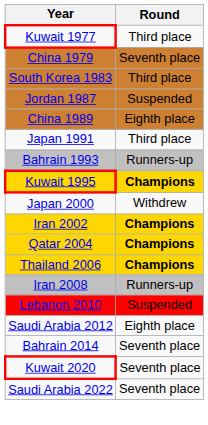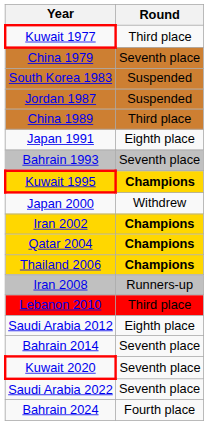(160, 78) Third place -> (160, 78) Suspended
(160, 119) Eighth place -> (160, 119) Third place
(160, 139) Third place -> (160, 139) Eighth place
(160, 160) Runners-up -> (160, 160) Seventh place
(160, 305) Suspended -> (160, 305) Third place
+ row: (60, 409)
